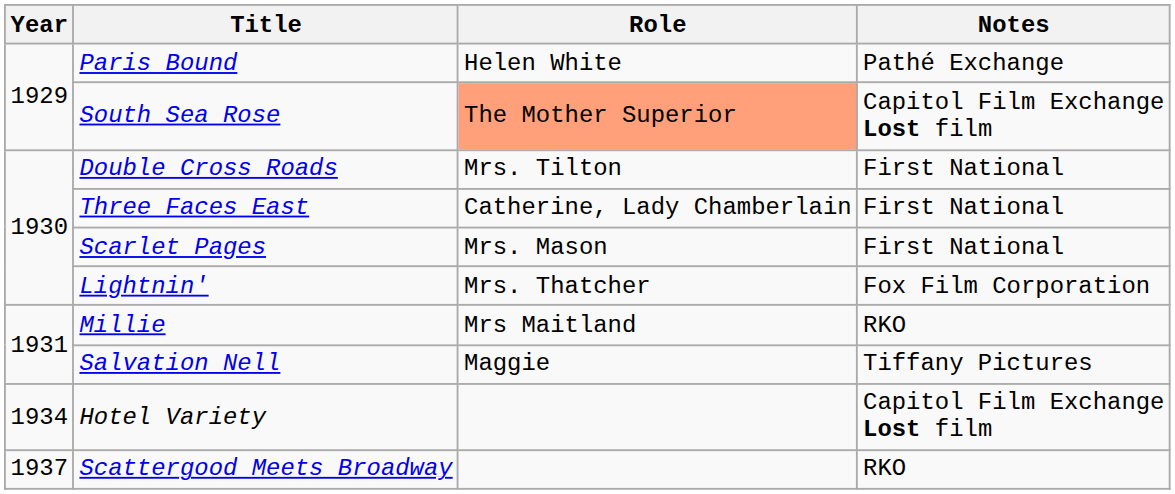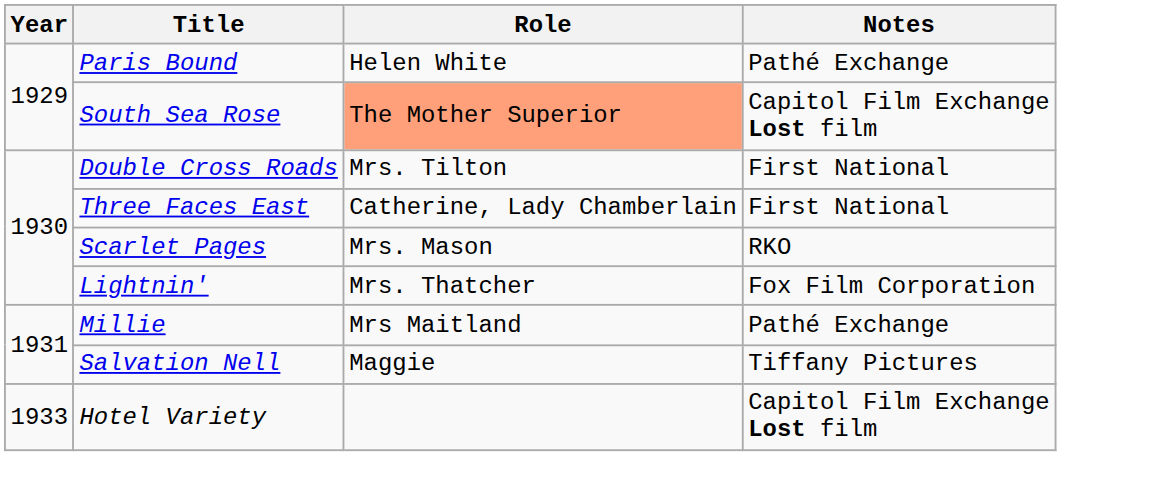(964, 247) First National -> (770, 247) RKO
(885, 325) RKO -> (849, 325) Pathé Exchange
(39, 417) 1934 -> (39, 417) 1933
- row: (266, 469)
